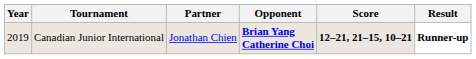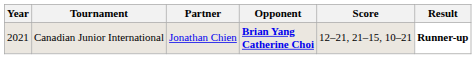(18, 38) 2019 -> (18, 38) 2021
(366, 38) bold -> (366, 38) normal
